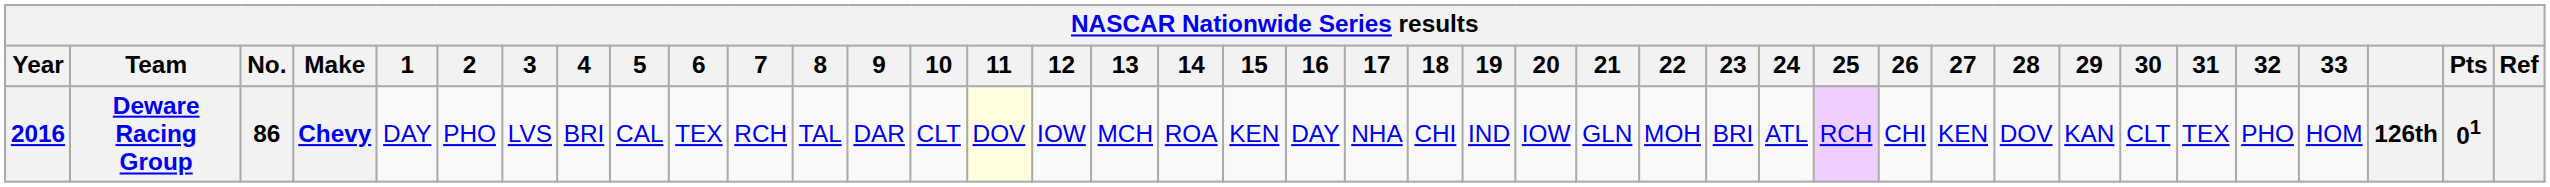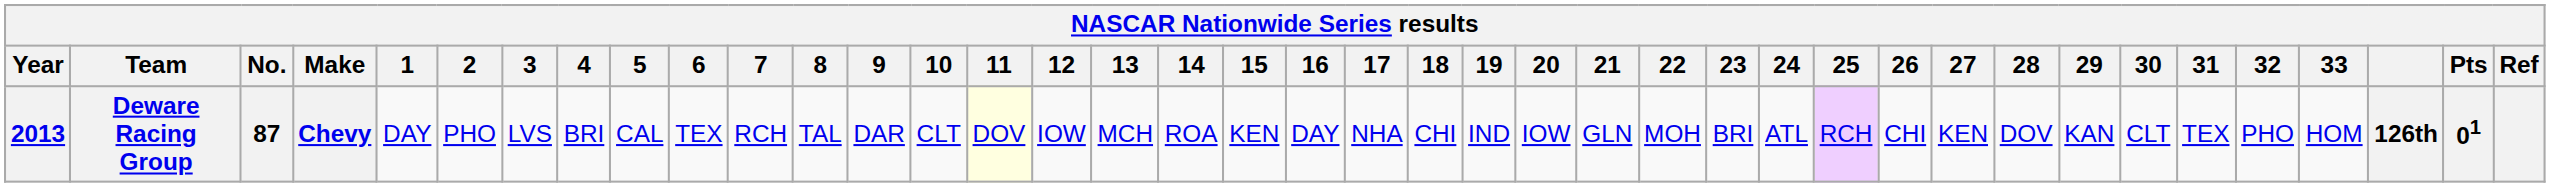(38, 134) 2016 -> (38, 134) 2013
(267, 134) 86 -> (267, 134) 87
